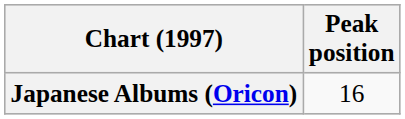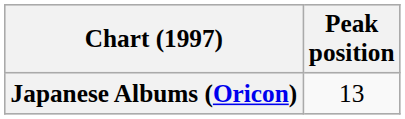(352, 93) 16 -> (352, 93) 13
